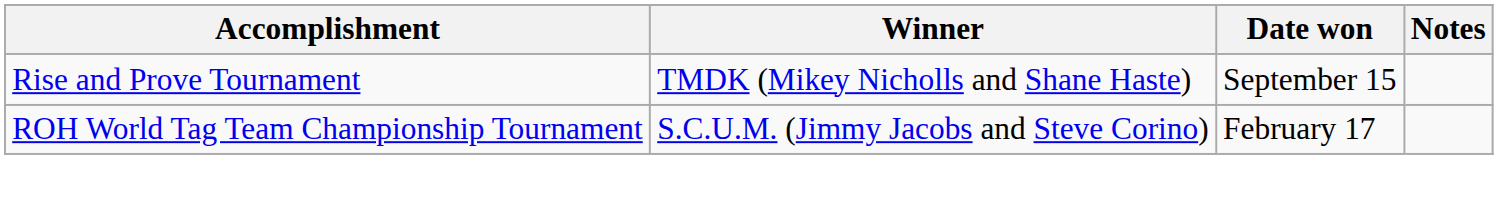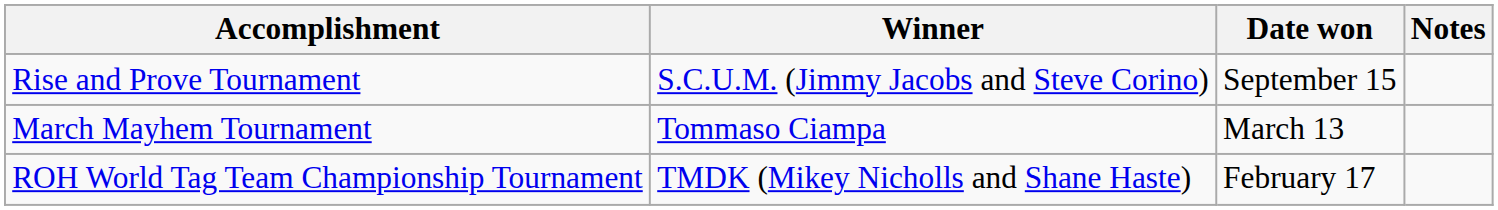(924, 79) TMDK (Mikey Nicholls and Shane Haste) -> (933, 79) S.C.U.M. (Jimmy Jacobs and Steve Corino)
+ row: (192, 128)
(933, 128) S.C.U.M. (Jimmy Jacobs and Steve Corino) -> (924, 178) TMDK (Mikey Nicholls and Shane Haste)
